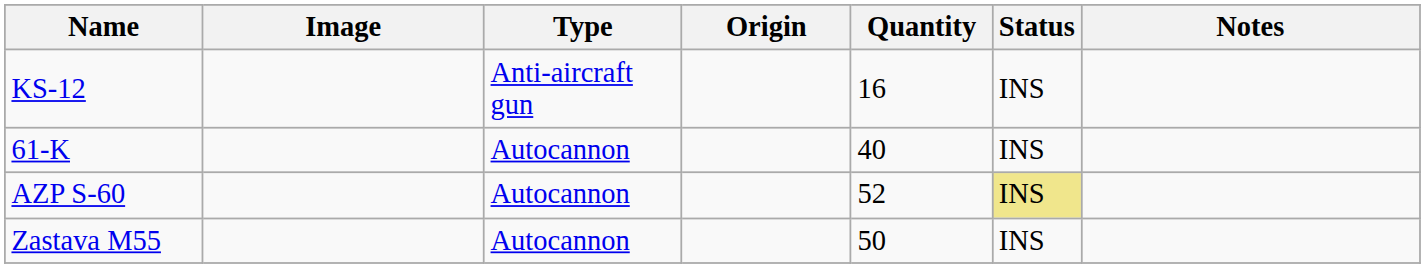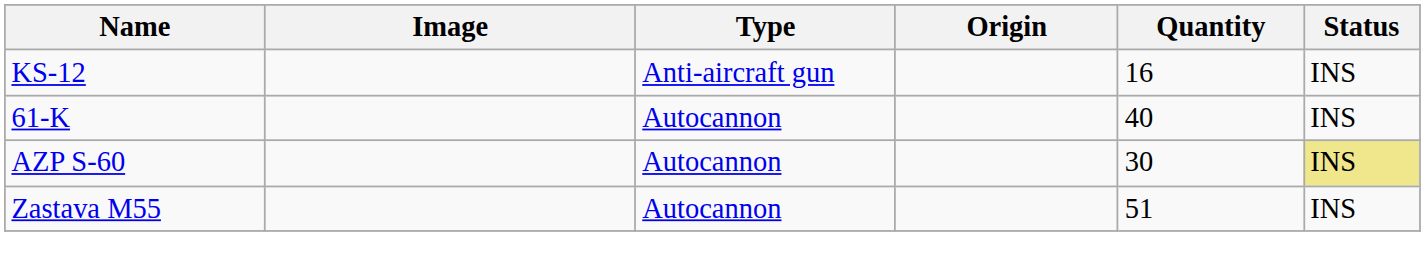- column: (1250, 27)
(872, 194) 52 -> (1139, 162) 30
(872, 239) 50 -> (1139, 207) 51
